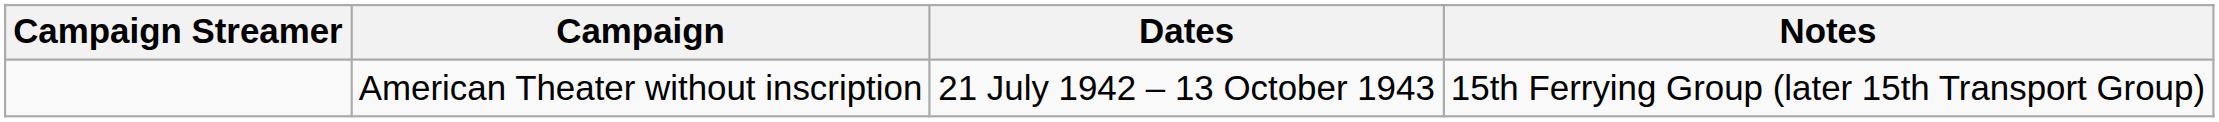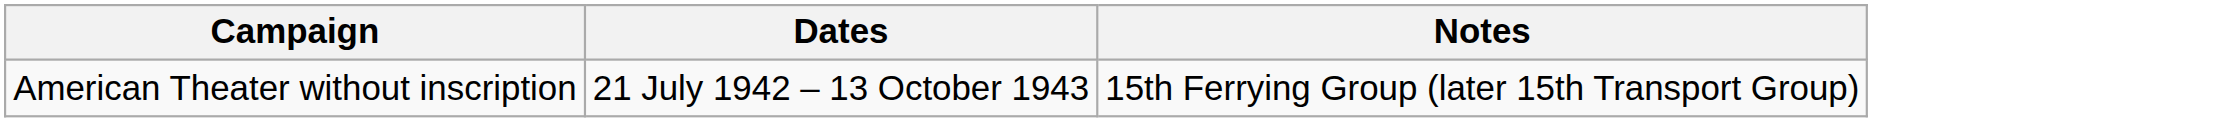- column: (178, 32)
